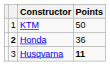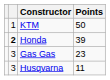(81, 39) 36 -> (81, 39) 39
+ row: (38, 53)
(80, 53) bold -> (80, 68) normal
